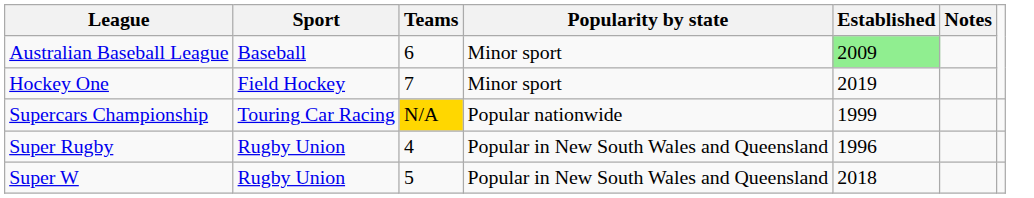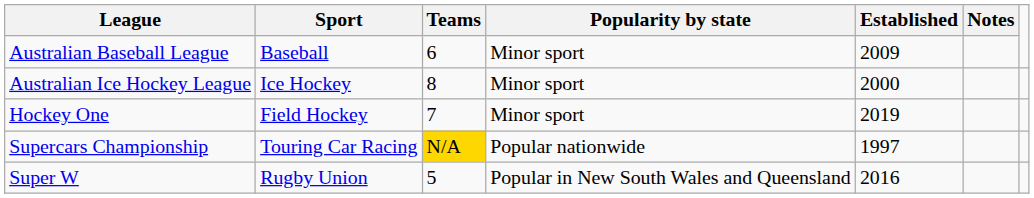(857, 51) lightgreen background -> (880, 51) no background
+ row: (130, 83)
(857, 114) 1999 -> (880, 146) 1997
- row: (61, 146)
(857, 177) 2018 -> (880, 177) 2016
